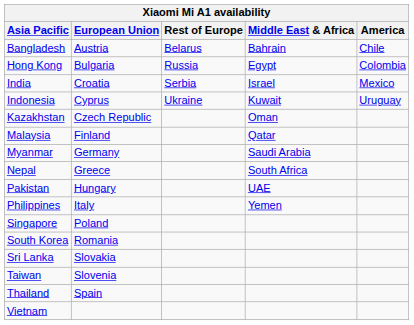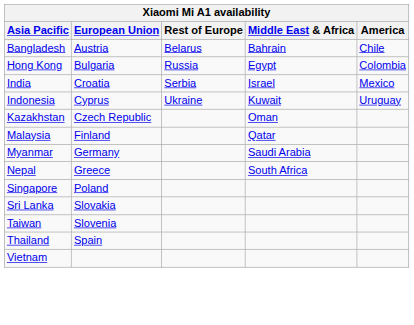- row: (28, 188)
- row: (34, 205)
- row: (38, 240)
